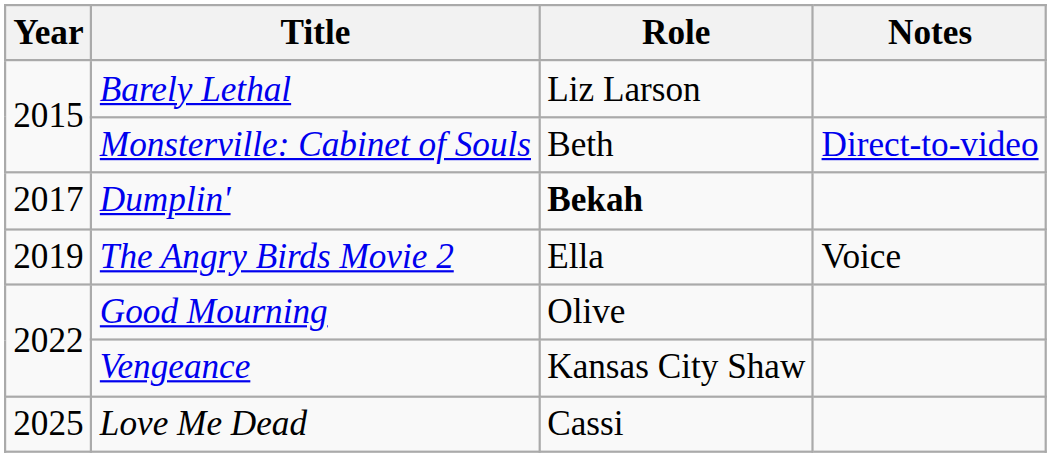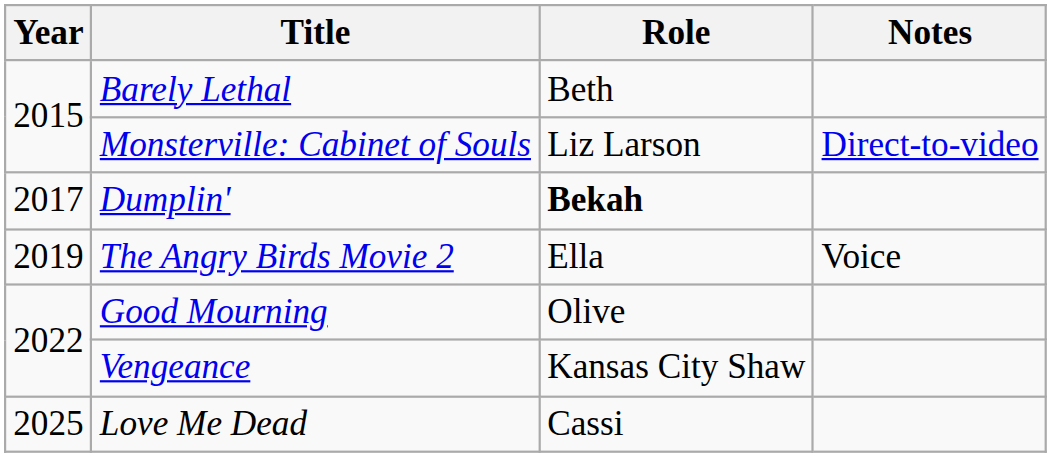(624, 88) Liz Larson -> (580, 88) Beth
(580, 144) Beth -> (624, 144) Liz Larson
